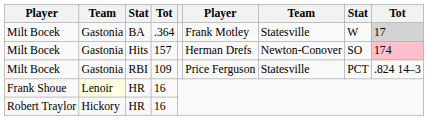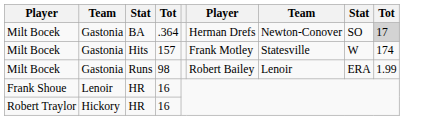(217, 32) Frank Motley -> (222, 32) Herman Drefs
(285, 32) Statesville -> (301, 32) Newton-Conover
(353, 32) W -> (355, 32) SO
(218, 50) Herman Drefs -> (221, 50) Frank Motley
(301, 50) Newton-Conover -> (285, 50) Statesville
(355, 50) SO -> (353, 50) W
(383, 50) pink background -> (385, 50) no background
+ row: (33, 69)
- row: (33, 69)
(97, 87) lightyellow background -> (97, 87) no background
